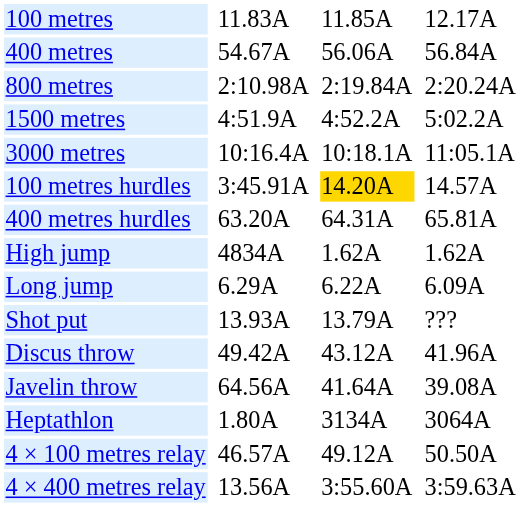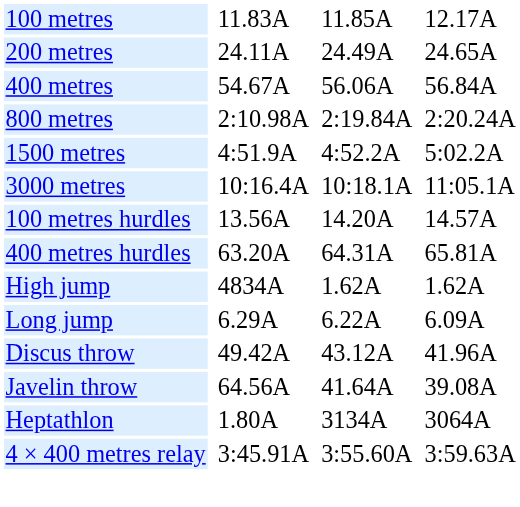+ row: (59, 52)
(263, 186) 3:45.91A -> (254, 219) 13.56A
(357, 186) gold background -> (357, 219) no background
- row: (46, 319)
- row: (106, 453)
(254, 487) 13.56A -> (263, 453) 3:45.91A
